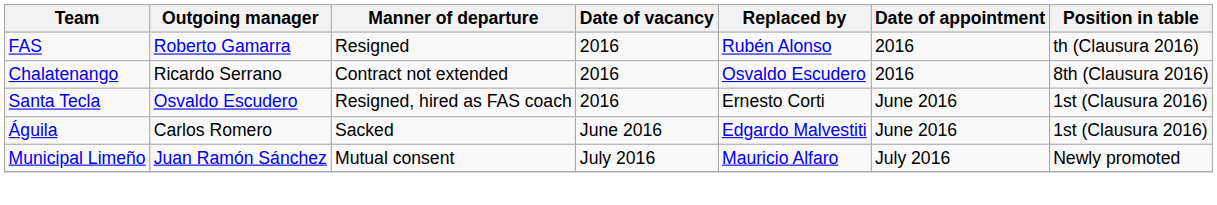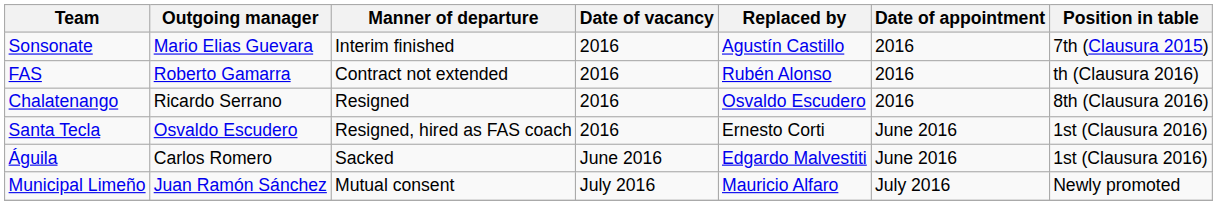+ row: (51, 46)
(372, 46) Resigned -> (422, 74) Contract not extended
(422, 74) Contract not extended -> (372, 102) Resigned
